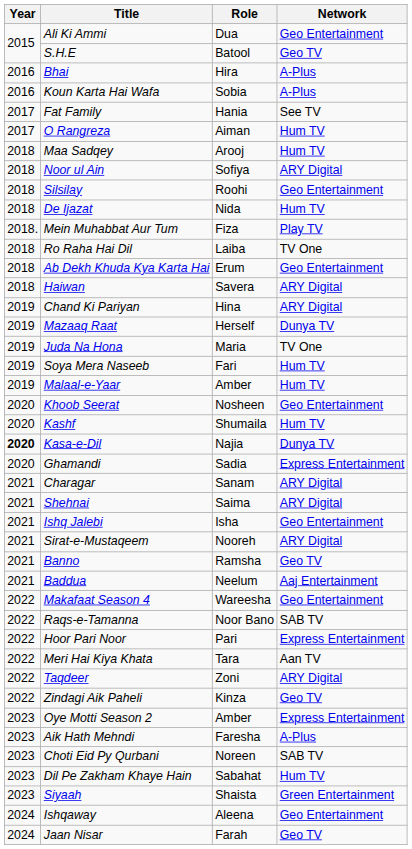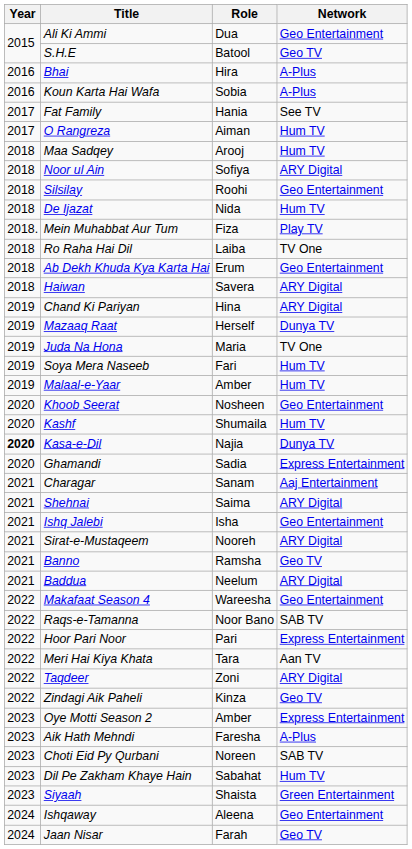(311, 483) ARY Digital -> (329, 483) Aaj Entertainment
(329, 580) Aaj Entertainment -> (311, 580) ARY Digital
